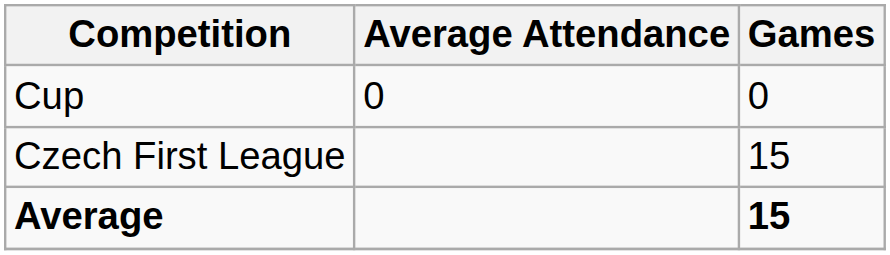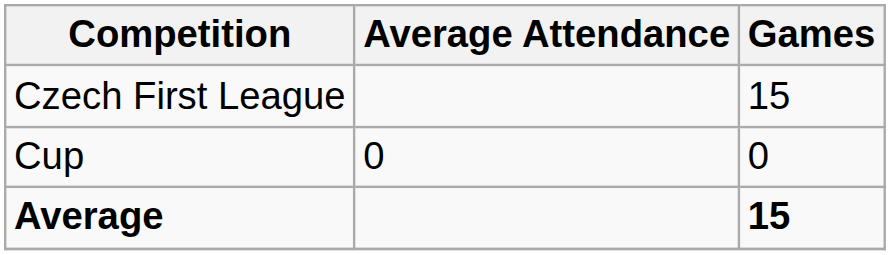rows swapped: (180, 156) <-> (49, 95)
